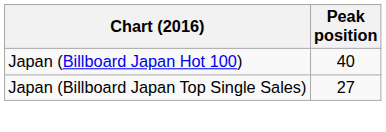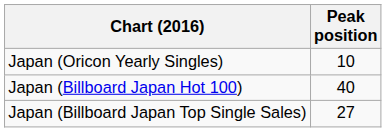+ row: (116, 61)
